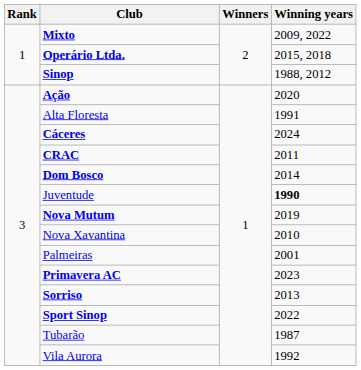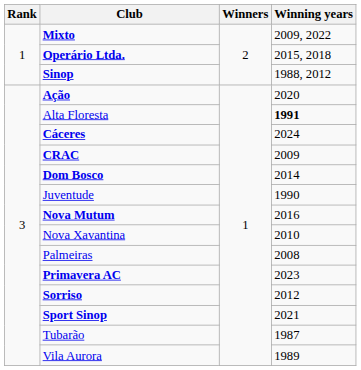(287, 114) normal -> (287, 114) bold
(287, 154) 2011 -> (287, 154) 2009
(287, 194) bold -> (287, 194) normal
(287, 214) 2019 -> (287, 214) 2016
(287, 255) 2001 -> (287, 255) 2008
(287, 295) 2013 -> (287, 295) 2012
(287, 315) 2022 -> (287, 315) 2021
(287, 355) 1992 -> (287, 355) 1989
